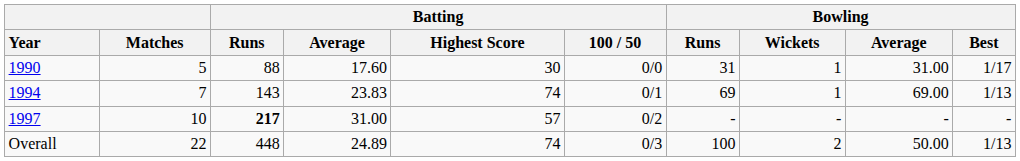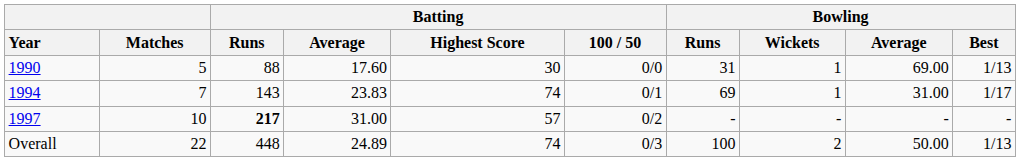(931, 67) 31.00 -> (931, 67) 69.00
(997, 67) 1/17 -> (997, 67) 1/13
(931, 93) 69.00 -> (931, 93) 31.00
(997, 93) 1/13 -> (997, 93) 1/17
